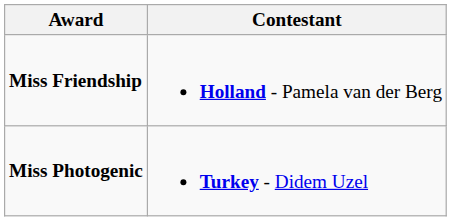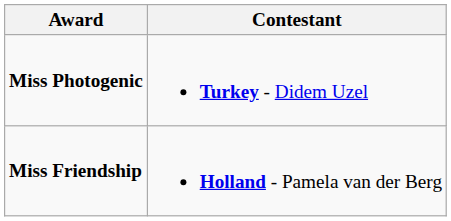rows swapped: (75, 80) <-> (76, 170)
